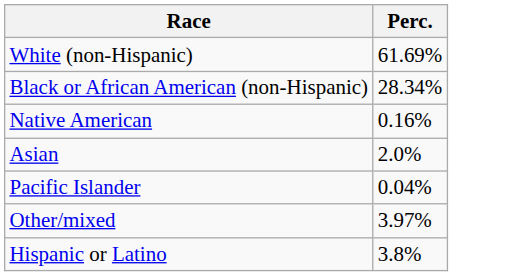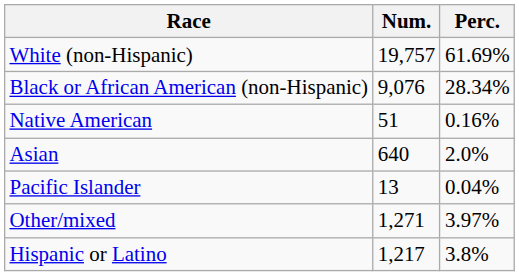+ column: (406, 21)
